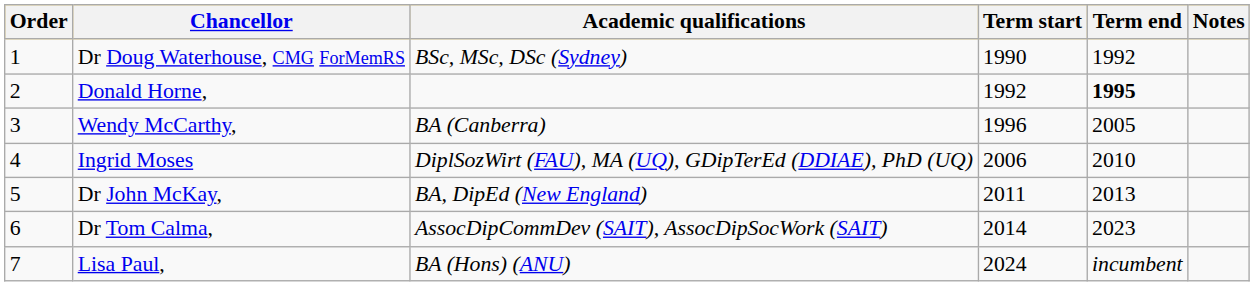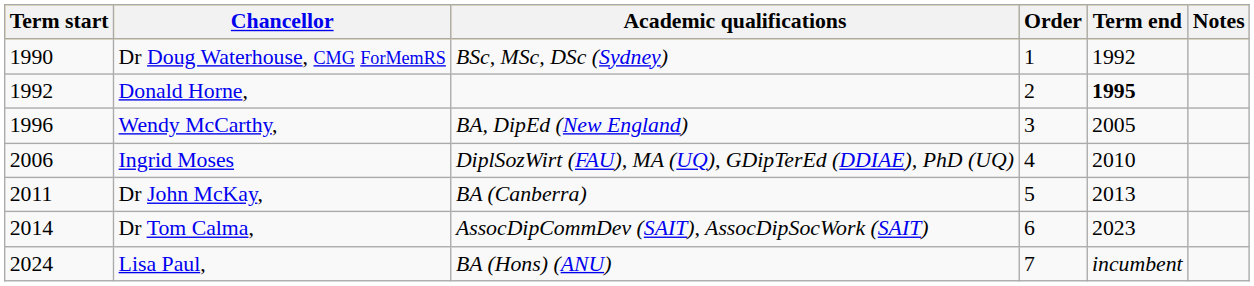columns swapped: (39, 21) <-> (1033, 21)
(480, 125) BA (Canberra) -> (572, 125) BA, DipEd (New England)
(531, 194) BA, DipEd (New England) -> (521, 194) BA (Canberra)
